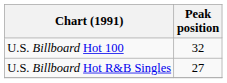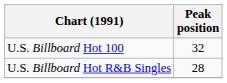(198, 68) 27 -> (198, 68) 28
